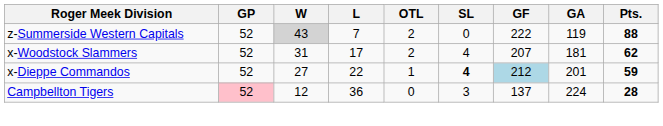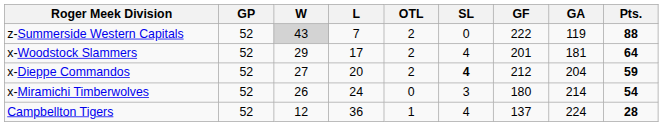(301, 53) 31 -> (301, 53) 29
(521, 53) 207 -> (521, 53) 201
(631, 53) 62 -> (631, 53) 64
(356, 72) 22 -> (356, 72) 20
(411, 72) 1 -> (411, 72) 2
(521, 72) lightblue background -> (521, 72) no background
(576, 72) 201 -> (576, 72) 204
+ row: (78, 92)
(246, 92) pink background -> (246, 111) no background
(411, 92) 0 -> (411, 111) 1
(466, 92) 3 -> (466, 111) 4
